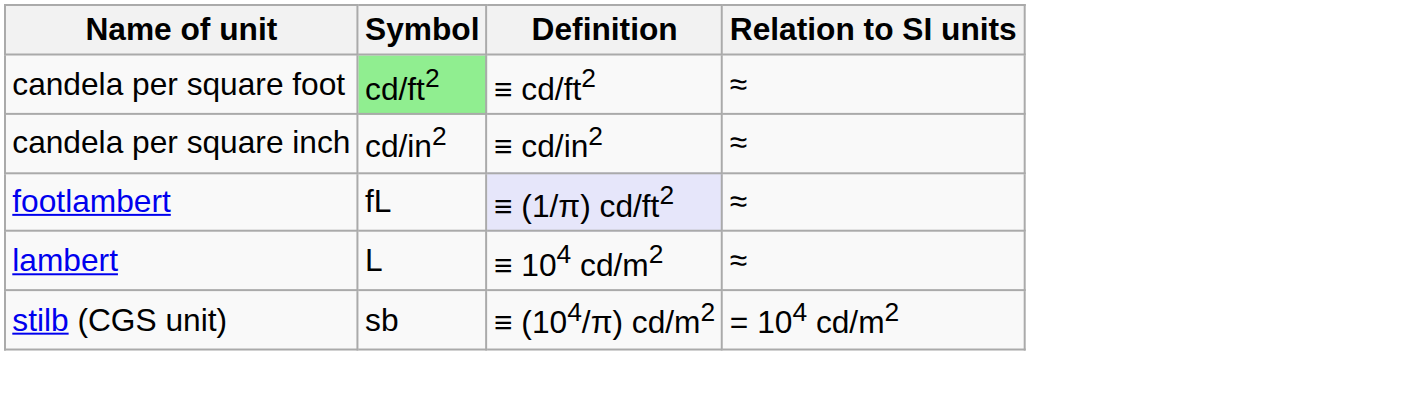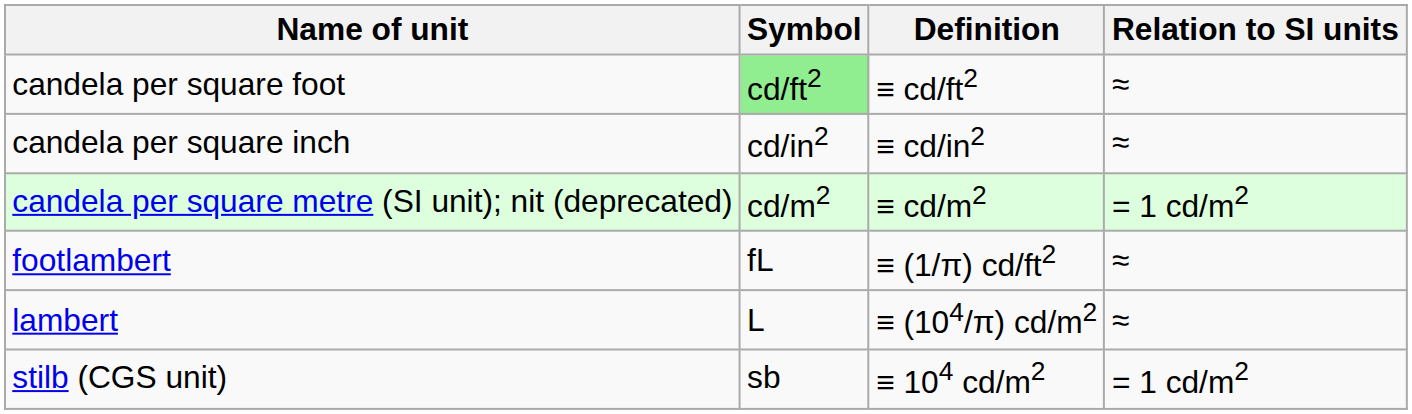+ row: (372, 201)
(584, 201) lavender background -> (966, 260) no background
(579, 260) ≡ 104 cd/m2 -> (987, 319) ≡ (104/π) cd/m2
(605, 319) ≡ (104/π) cd/m2 -> (961, 378) ≡ 104 cd/m2
(815, 319) = 104 cd/m2 -> (1180, 378) = 1 cd/m2
